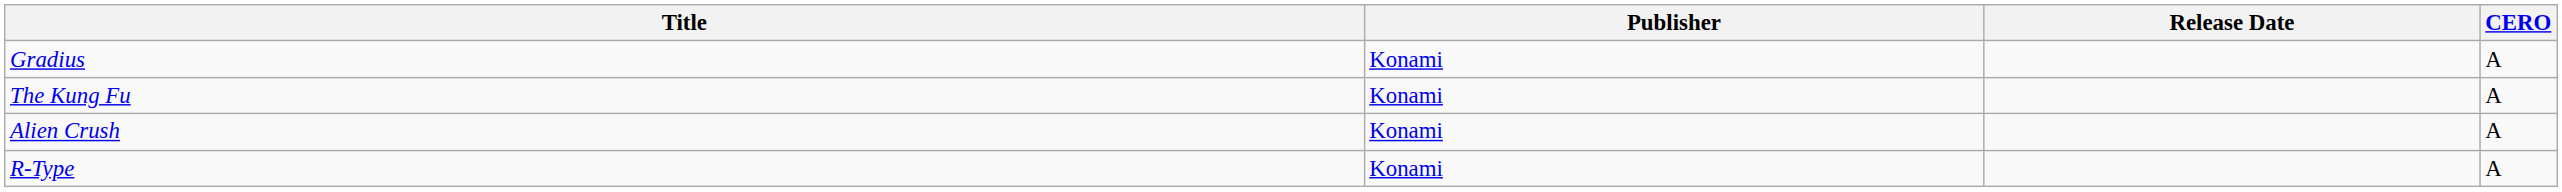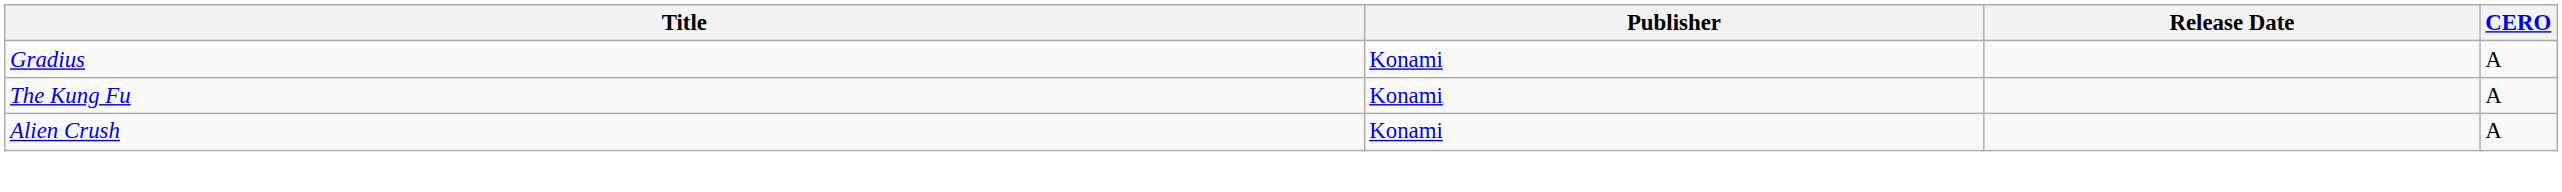- row: (42, 167)
